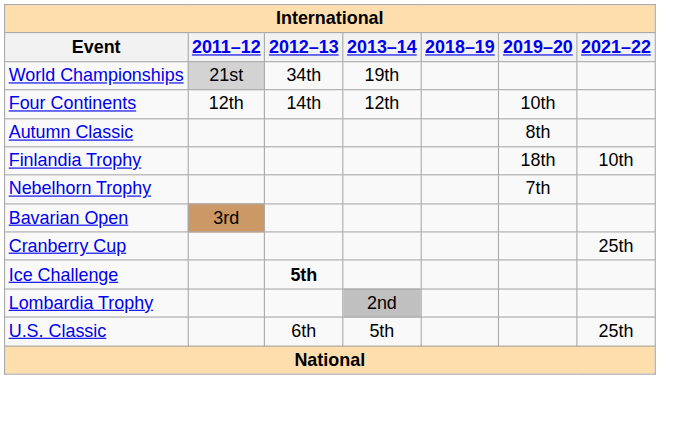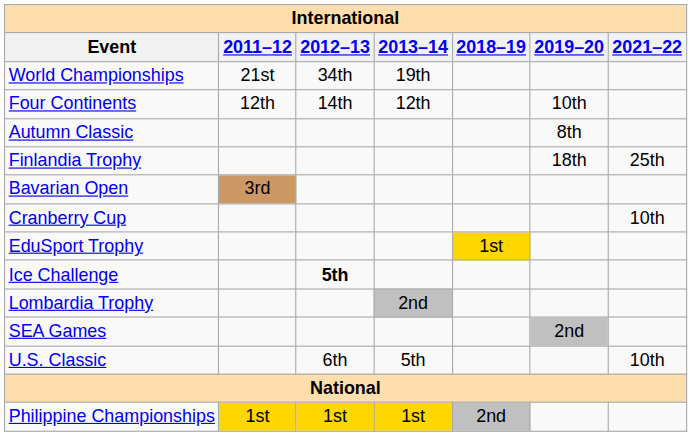(226, 75) lightgrey background -> (258, 75) no background
(616, 160) 10th -> (647, 160) 25th
- row: (80, 189)
(616, 246) 25th -> (647, 217) 10th
+ row: (76, 246)
+ row: (57, 331)
(616, 331) 25th -> (647, 359) 10th
+ row: (112, 416)
